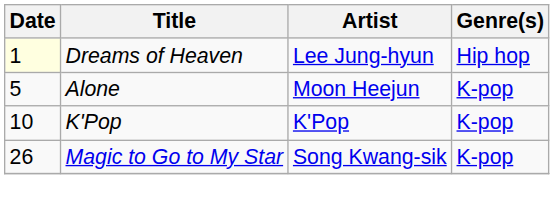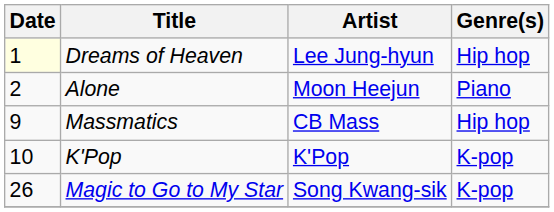(15, 88) 5 -> (15, 88) 2
(485, 88) K-pop -> (484, 88) Piano
+ row: (122, 122)
